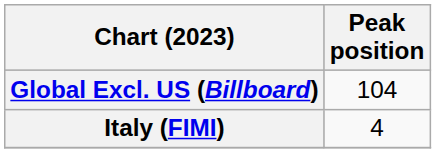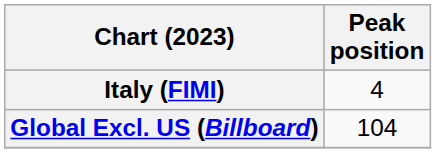rows swapped: (164, 89) <-> (164, 128)
